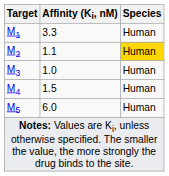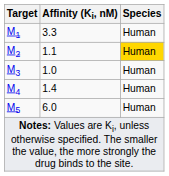(49, 89) 1.5 -> (49, 89) 1.4
